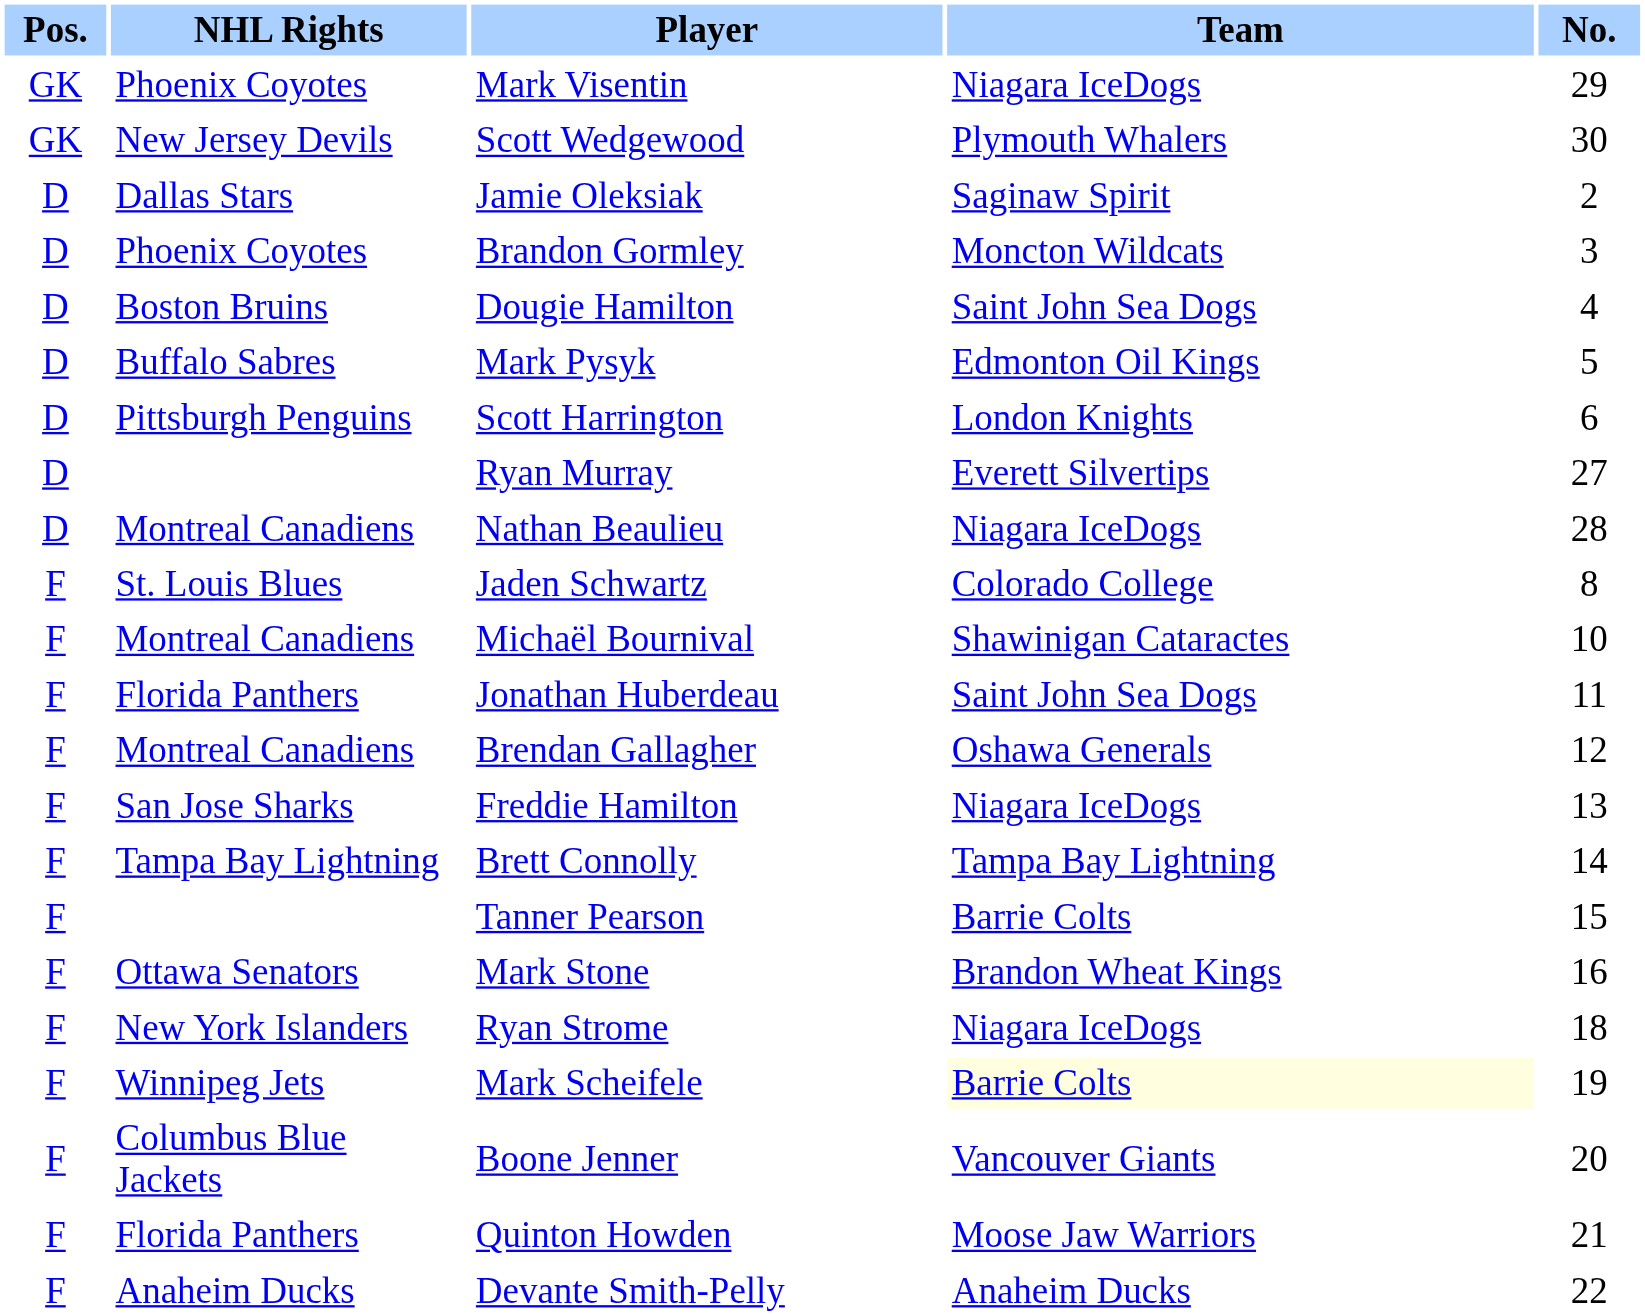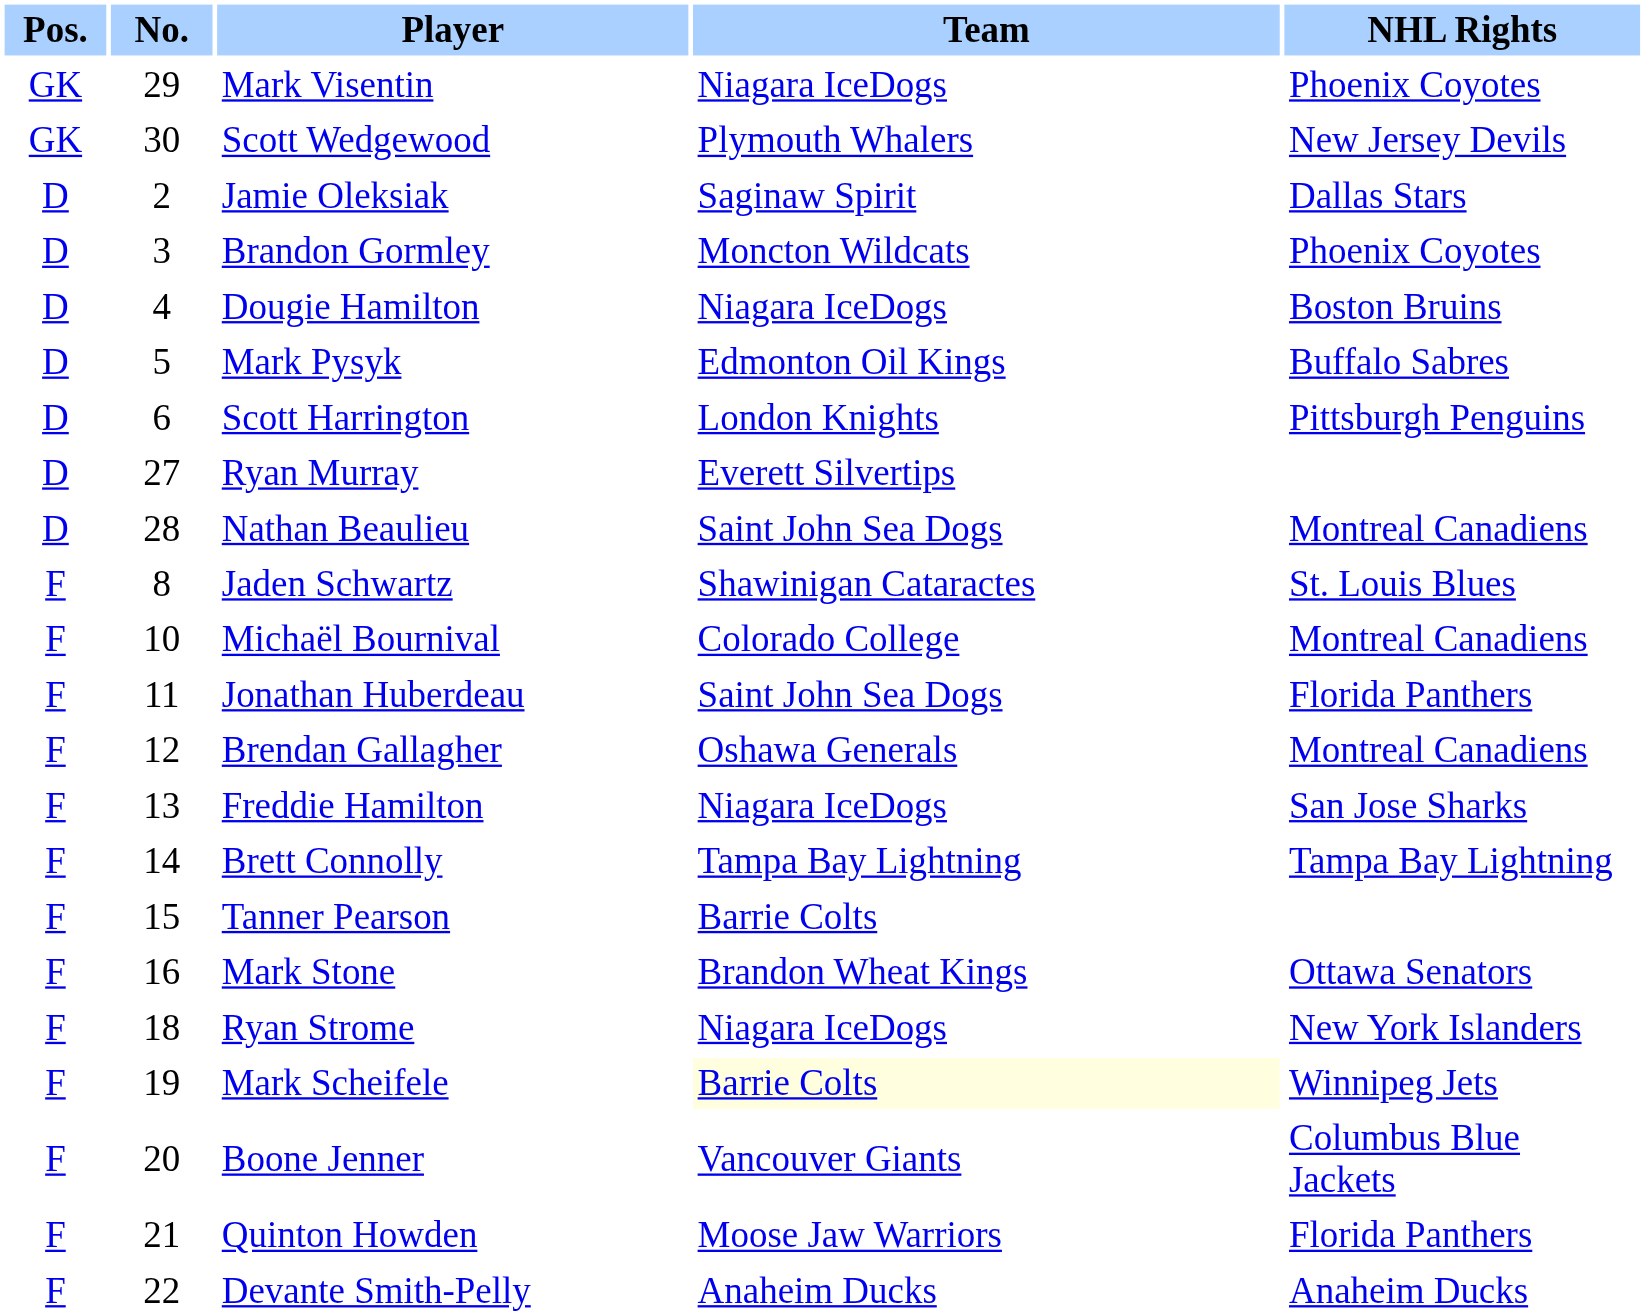columns swapped: (1589, 29) <-> (289, 29)
(1104, 306) Saint John Sea Dogs -> (822, 306) Niagara IceDogs
(1076, 528) Niagara IceDogs -> (850, 528) Saint John Sea Dogs
(1083, 583) Colorado College -> (866, 583) Shawinigan Cataractes
(1121, 639) Shawinigan Cataractes -> (828, 639) Colorado College
